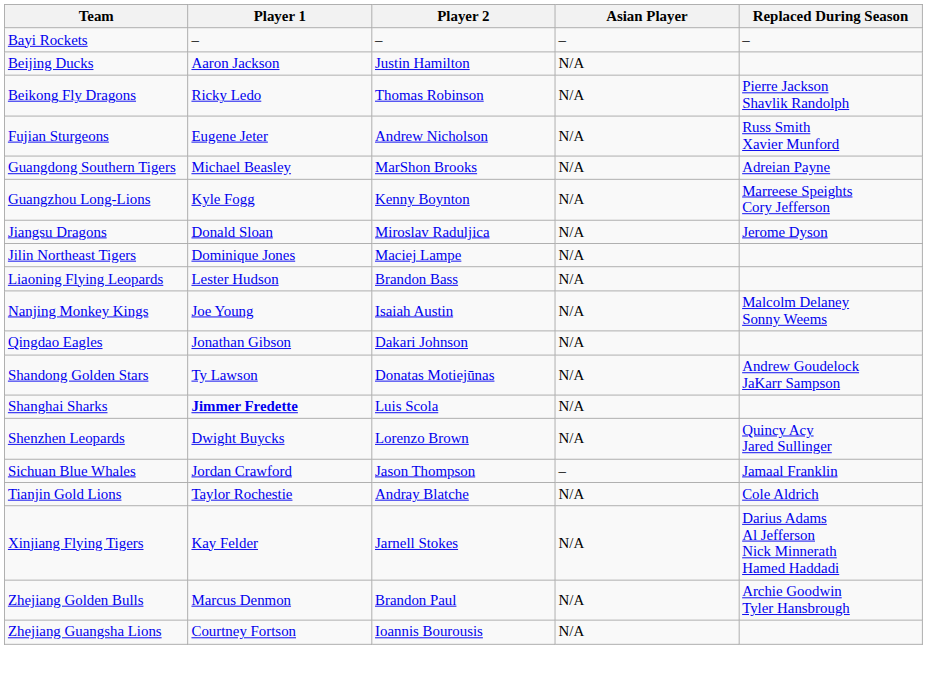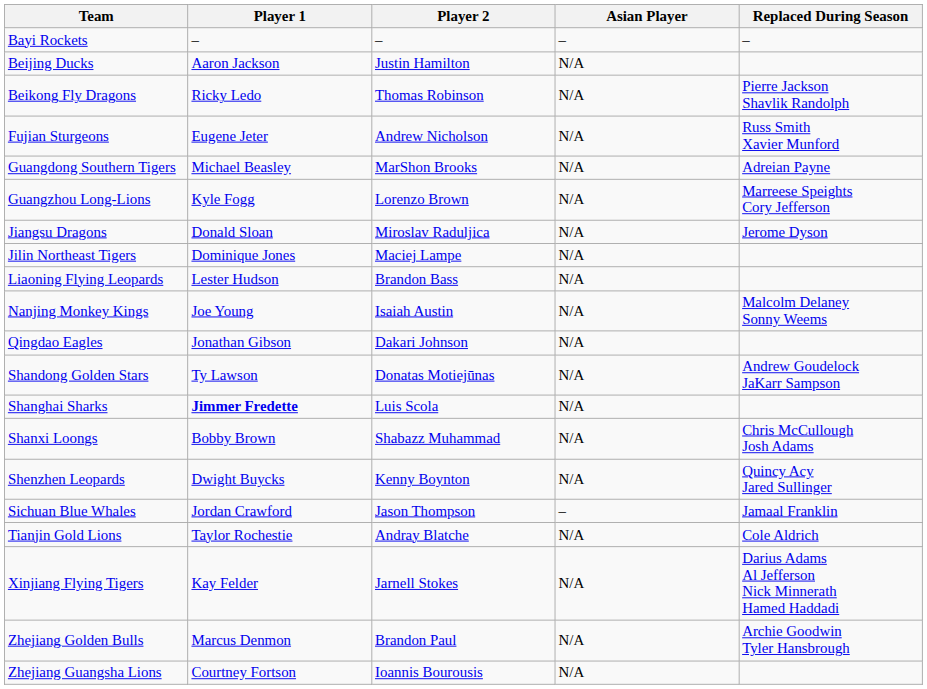(422, 199) Kenny Boynton -> (422, 199) Lorenzo Brown
+ row: (53, 438)
(422, 438) Lorenzo Brown -> (422, 479) Kenny Boynton
